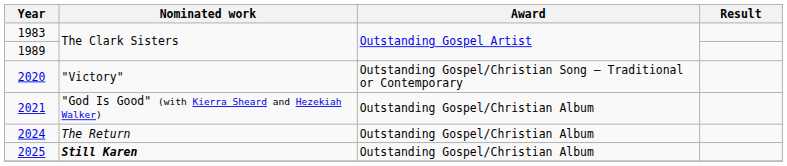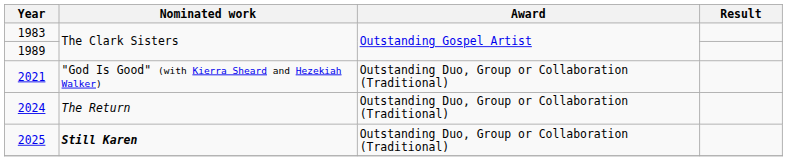- row: (32, 76)
(477, 108) Outstanding Gospel/Christian Album -> (494, 76) Outstanding Duo, Group or Collaboration (Traditional)
(477, 133) Outstanding Gospel/Christian Album -> (494, 108) Outstanding Duo, Group or Collaboration (Traditional)
(477, 152) Outstanding Gospel/Christian Album -> (494, 140) Outstanding Duo, Group or Collaboration (Traditional)
